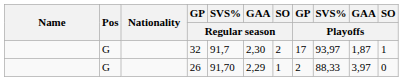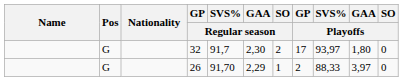(361, 49) 1,87 -> (361, 49) 1,80
(384, 49) 1 -> (384, 49) 0
